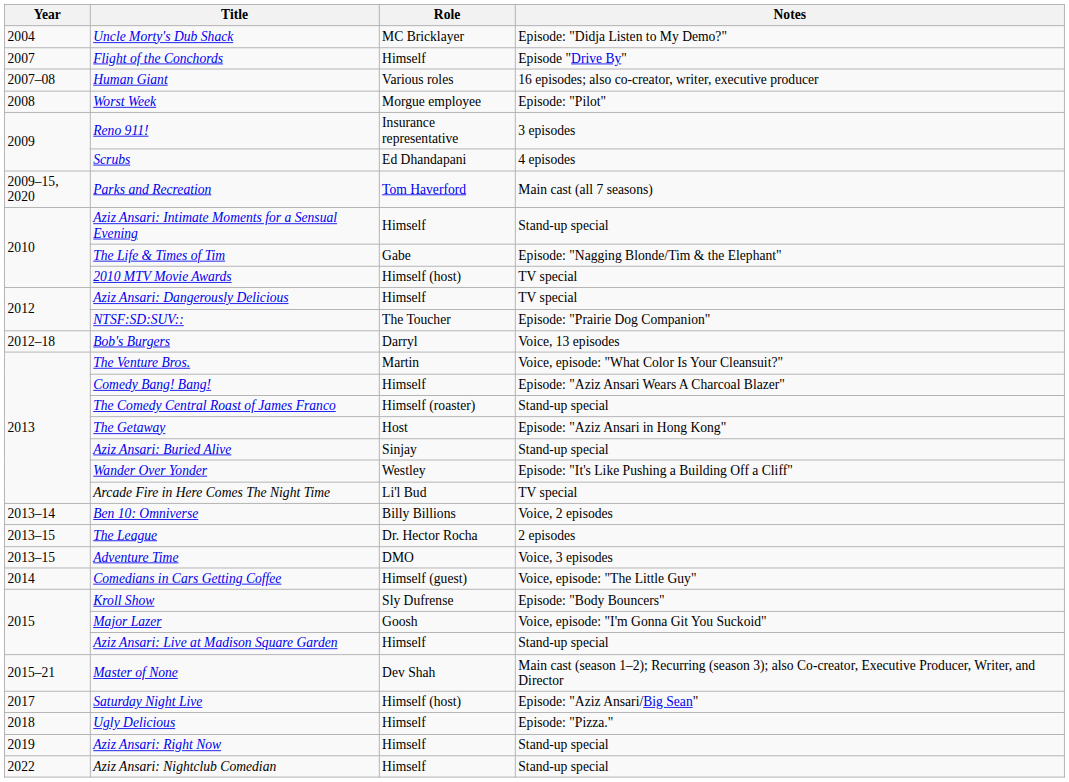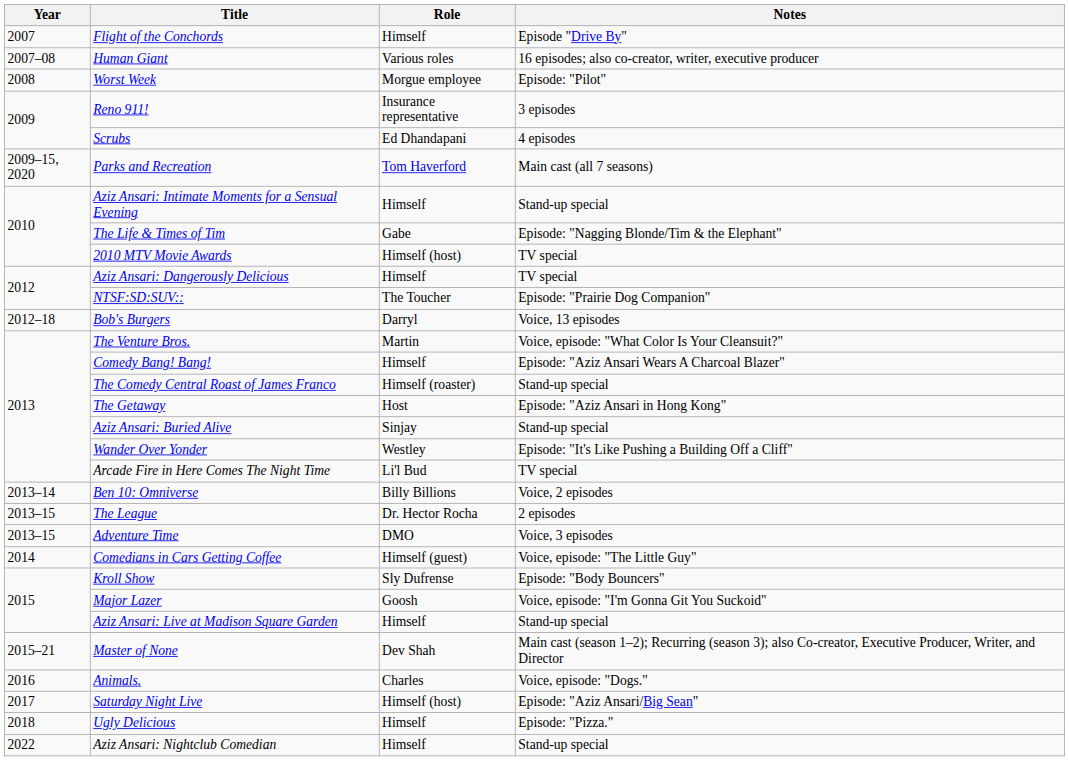- row: (163, 36)
+ row: (117, 680)
- row: (157, 745)
